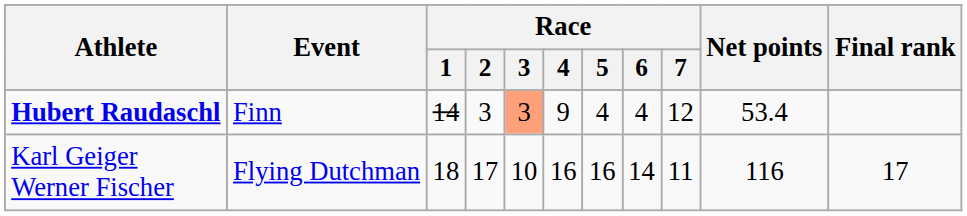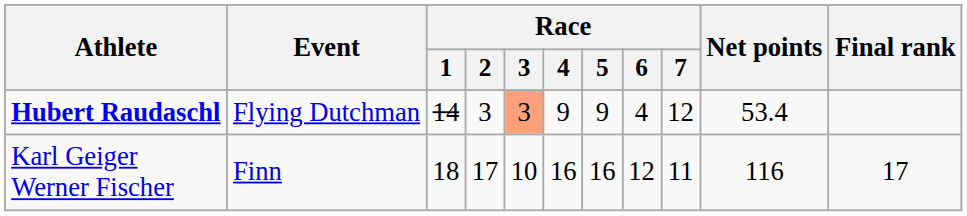(257, 112) Finn -> (327, 112) Flying Dutchman
(602, 112) 4 -> (602, 112) 9
(327, 172) Flying Dutchman -> (257, 172) Finn
(641, 172) 14 -> (641, 172) 12
